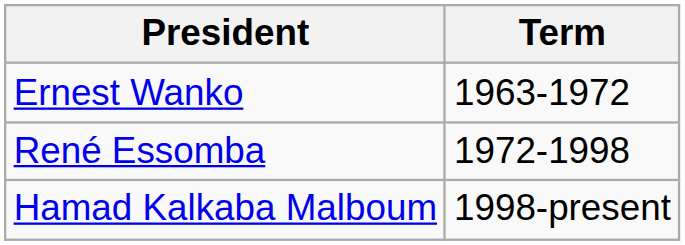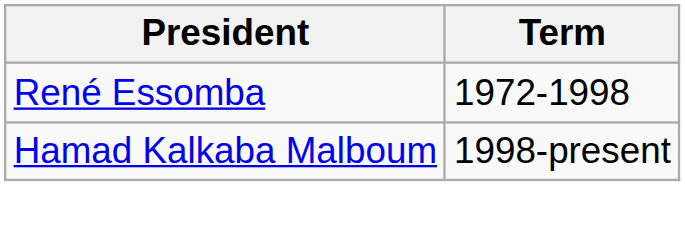- row: (129, 92)
